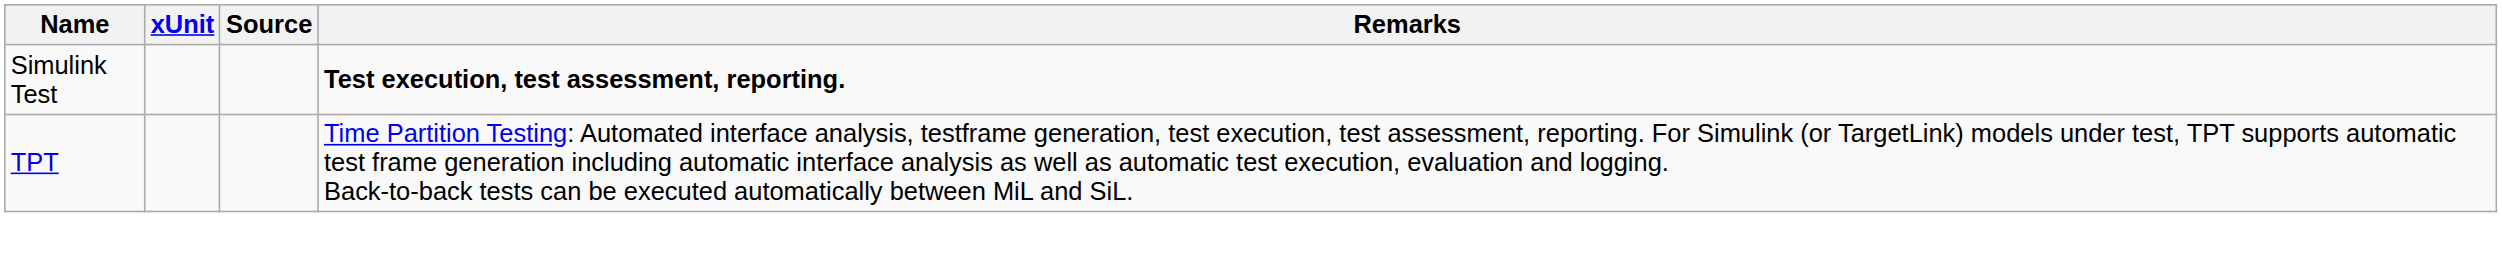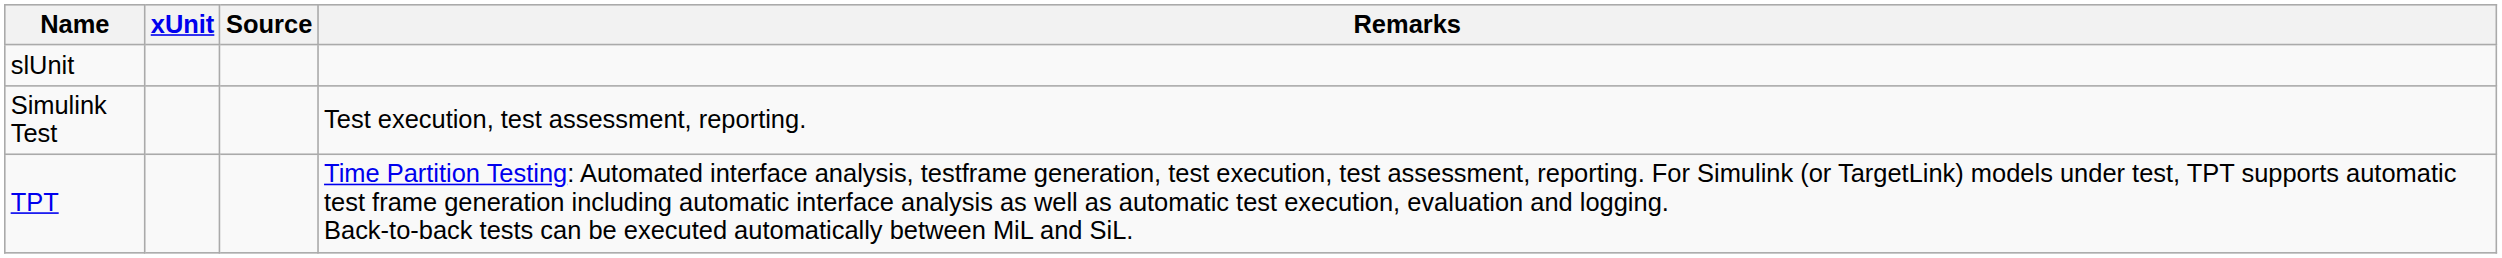+ row: (42, 65)
(585, 79) bold -> (565, 119) normal
